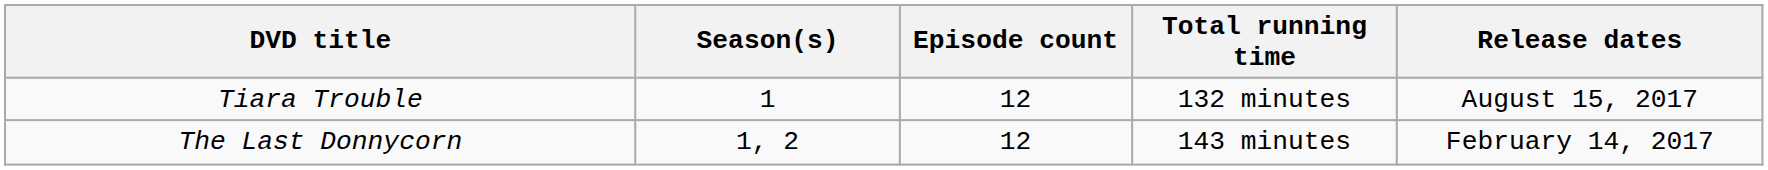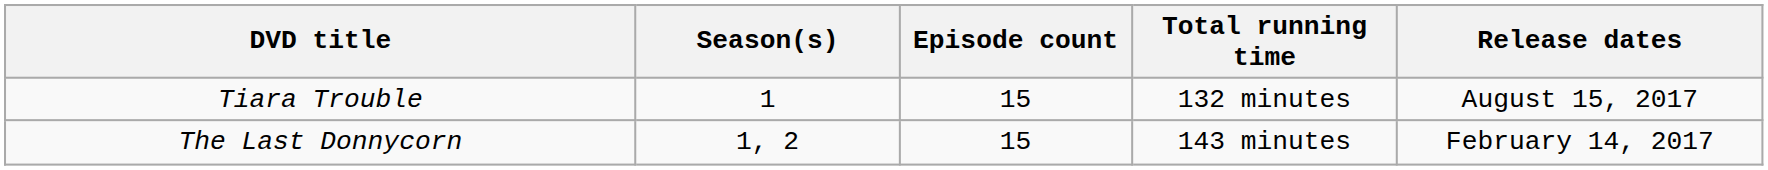(1016, 100) 12 -> (1016, 100) 15
(1016, 142) 12 -> (1016, 142) 15
